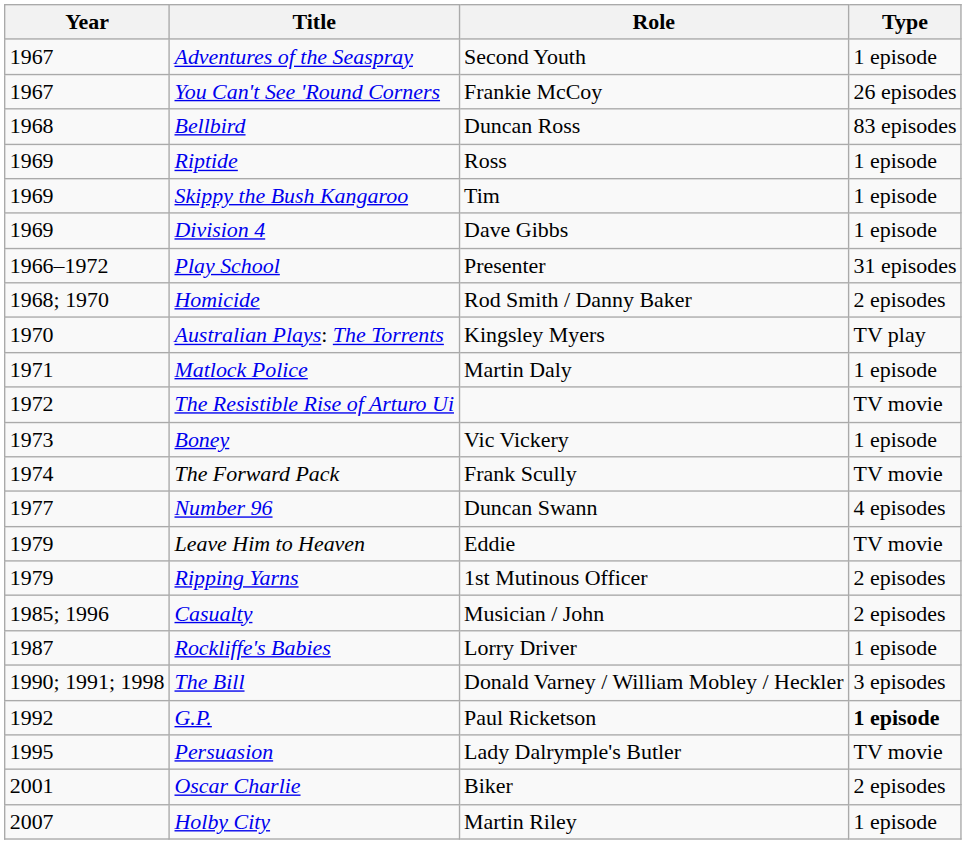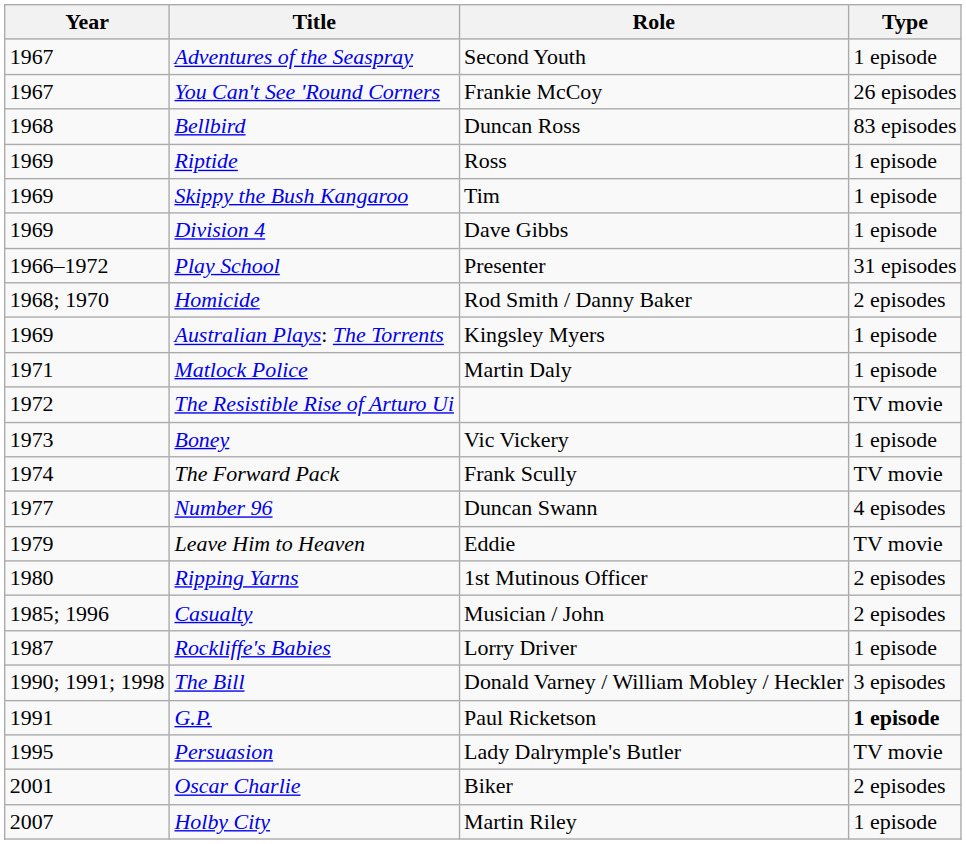(32, 334) 1970 -> (32, 334) 1969
(890, 334) TV play -> (895, 334) 1 episode
(32, 578) 1979 -> (32, 578) 1980
(32, 717) 1992 -> (32, 717) 1991
